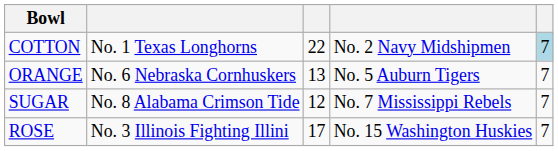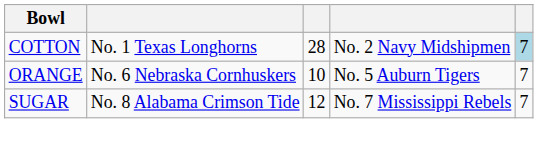(317, 46) 22 -> (317, 46) 28
(317, 74) 13 -> (317, 74) 10
- row: (31, 131)
